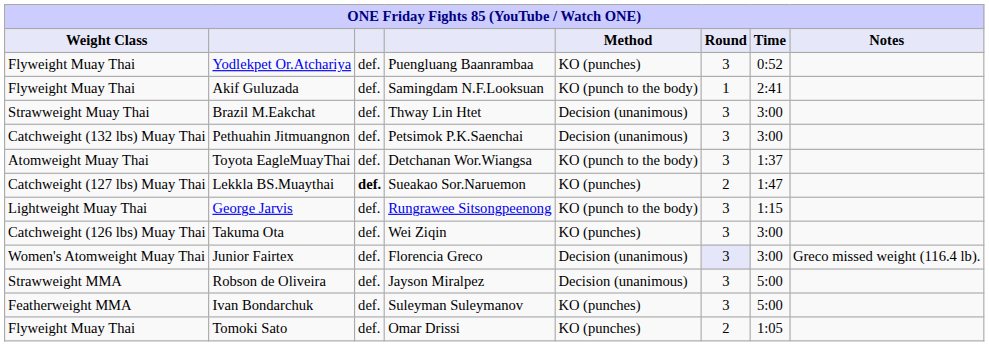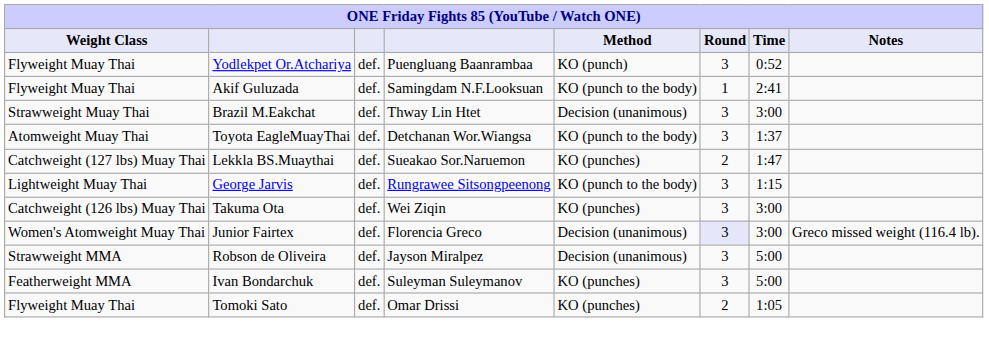(599, 64) KO (punches) -> (593, 64) KO (punch)
- row: (281, 136)
(370, 184) bold -> (369, 160) normal
